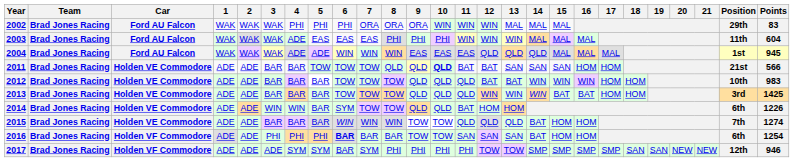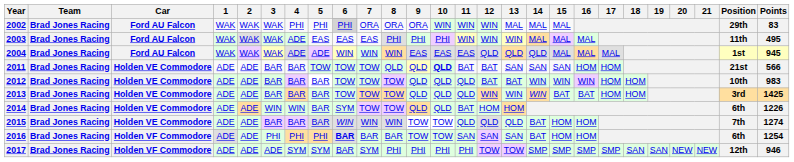(345, 26) no background -> (345, 26) lightgrey background
(773, 39) 604 -> (773, 39) 495
